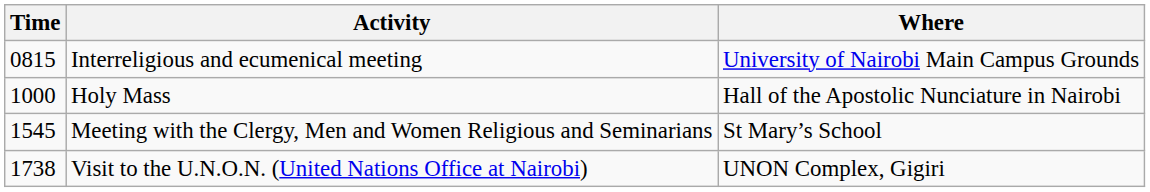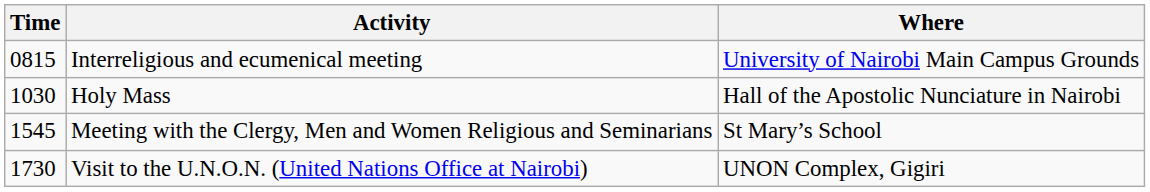(33, 95) 1000 -> (33, 95) 1030
(33, 167) 1738 -> (33, 167) 1730
